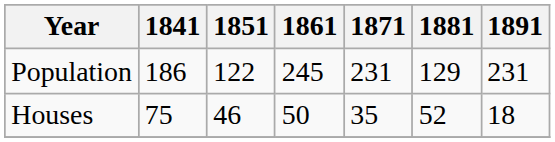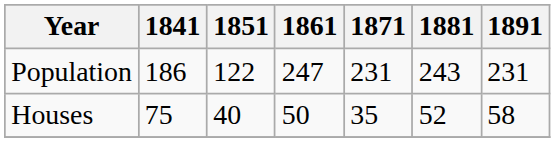(303, 70) 245 -> (303, 70) 247
(440, 70) 129 -> (440, 70) 243
(227, 114) 46 -> (227, 114) 40
(501, 114) 18 -> (501, 114) 58
